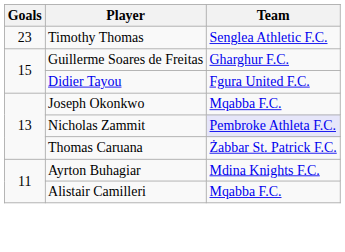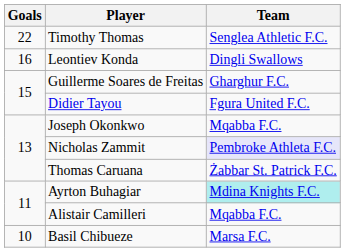(25, 37) 23 -> (25, 37) 22
+ row: (93, 59)
(265, 170) no background -> (265, 192) paleturquoise background
+ row: (90, 236)
